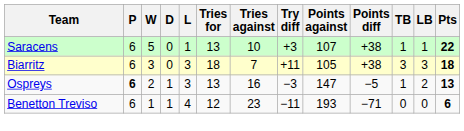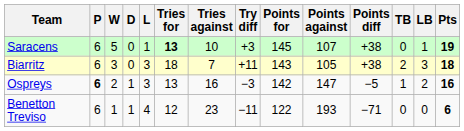+ column: (281, 20)
(213, 46) normal -> (171, 46) bold
(403, 46) 1 -> (403, 46) 0
(448, 46) 22 -> (448, 46) 19
(403, 65) 3 -> (403, 65) 2
(448, 84) 13 -> (448, 84) 16
